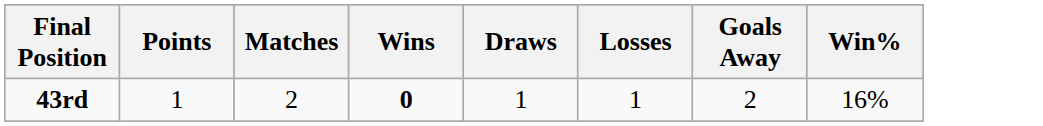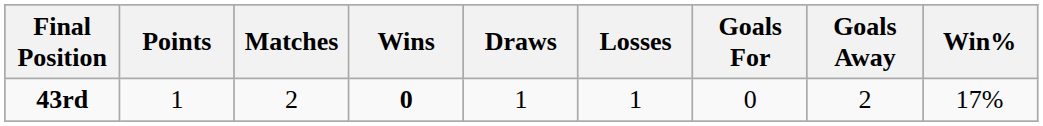+ column: (750, 41)
(865, 99) 16% -> (980, 99) 17%
